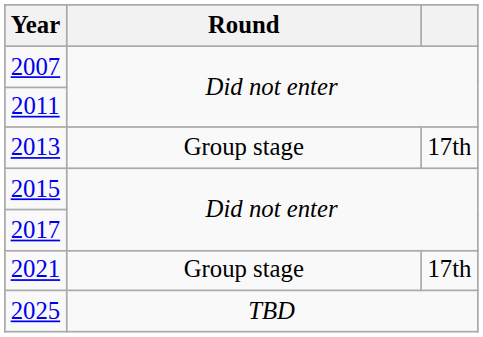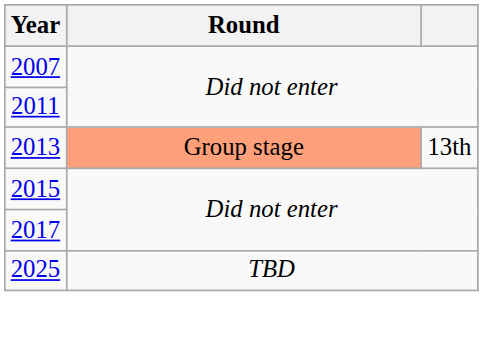(244, 147) no background -> (244, 147) lightsalmon background
(449, 147) 17th -> (449, 147) 13th
- row: (35, 270)
